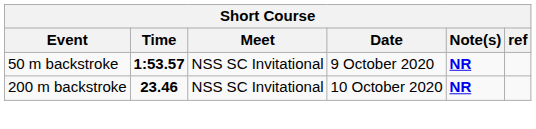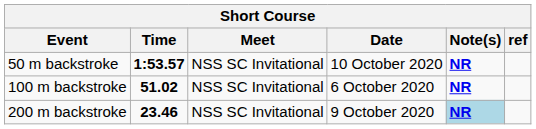(382, 64) 9 October 2020 -> (387, 64) 10 October 2020
+ row: (67, 87)
(387, 87) 10 October 2020 -> (382, 111) 9 October 2020
(460, 87) no background -> (460, 111) lightblue background
